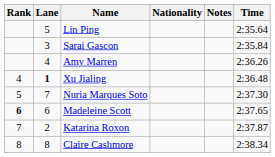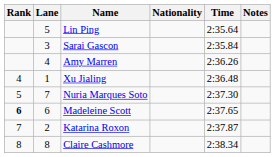columns swapped: (252, 12) <-> (219, 12)
(47, 78) bold -> (47, 78) normal
